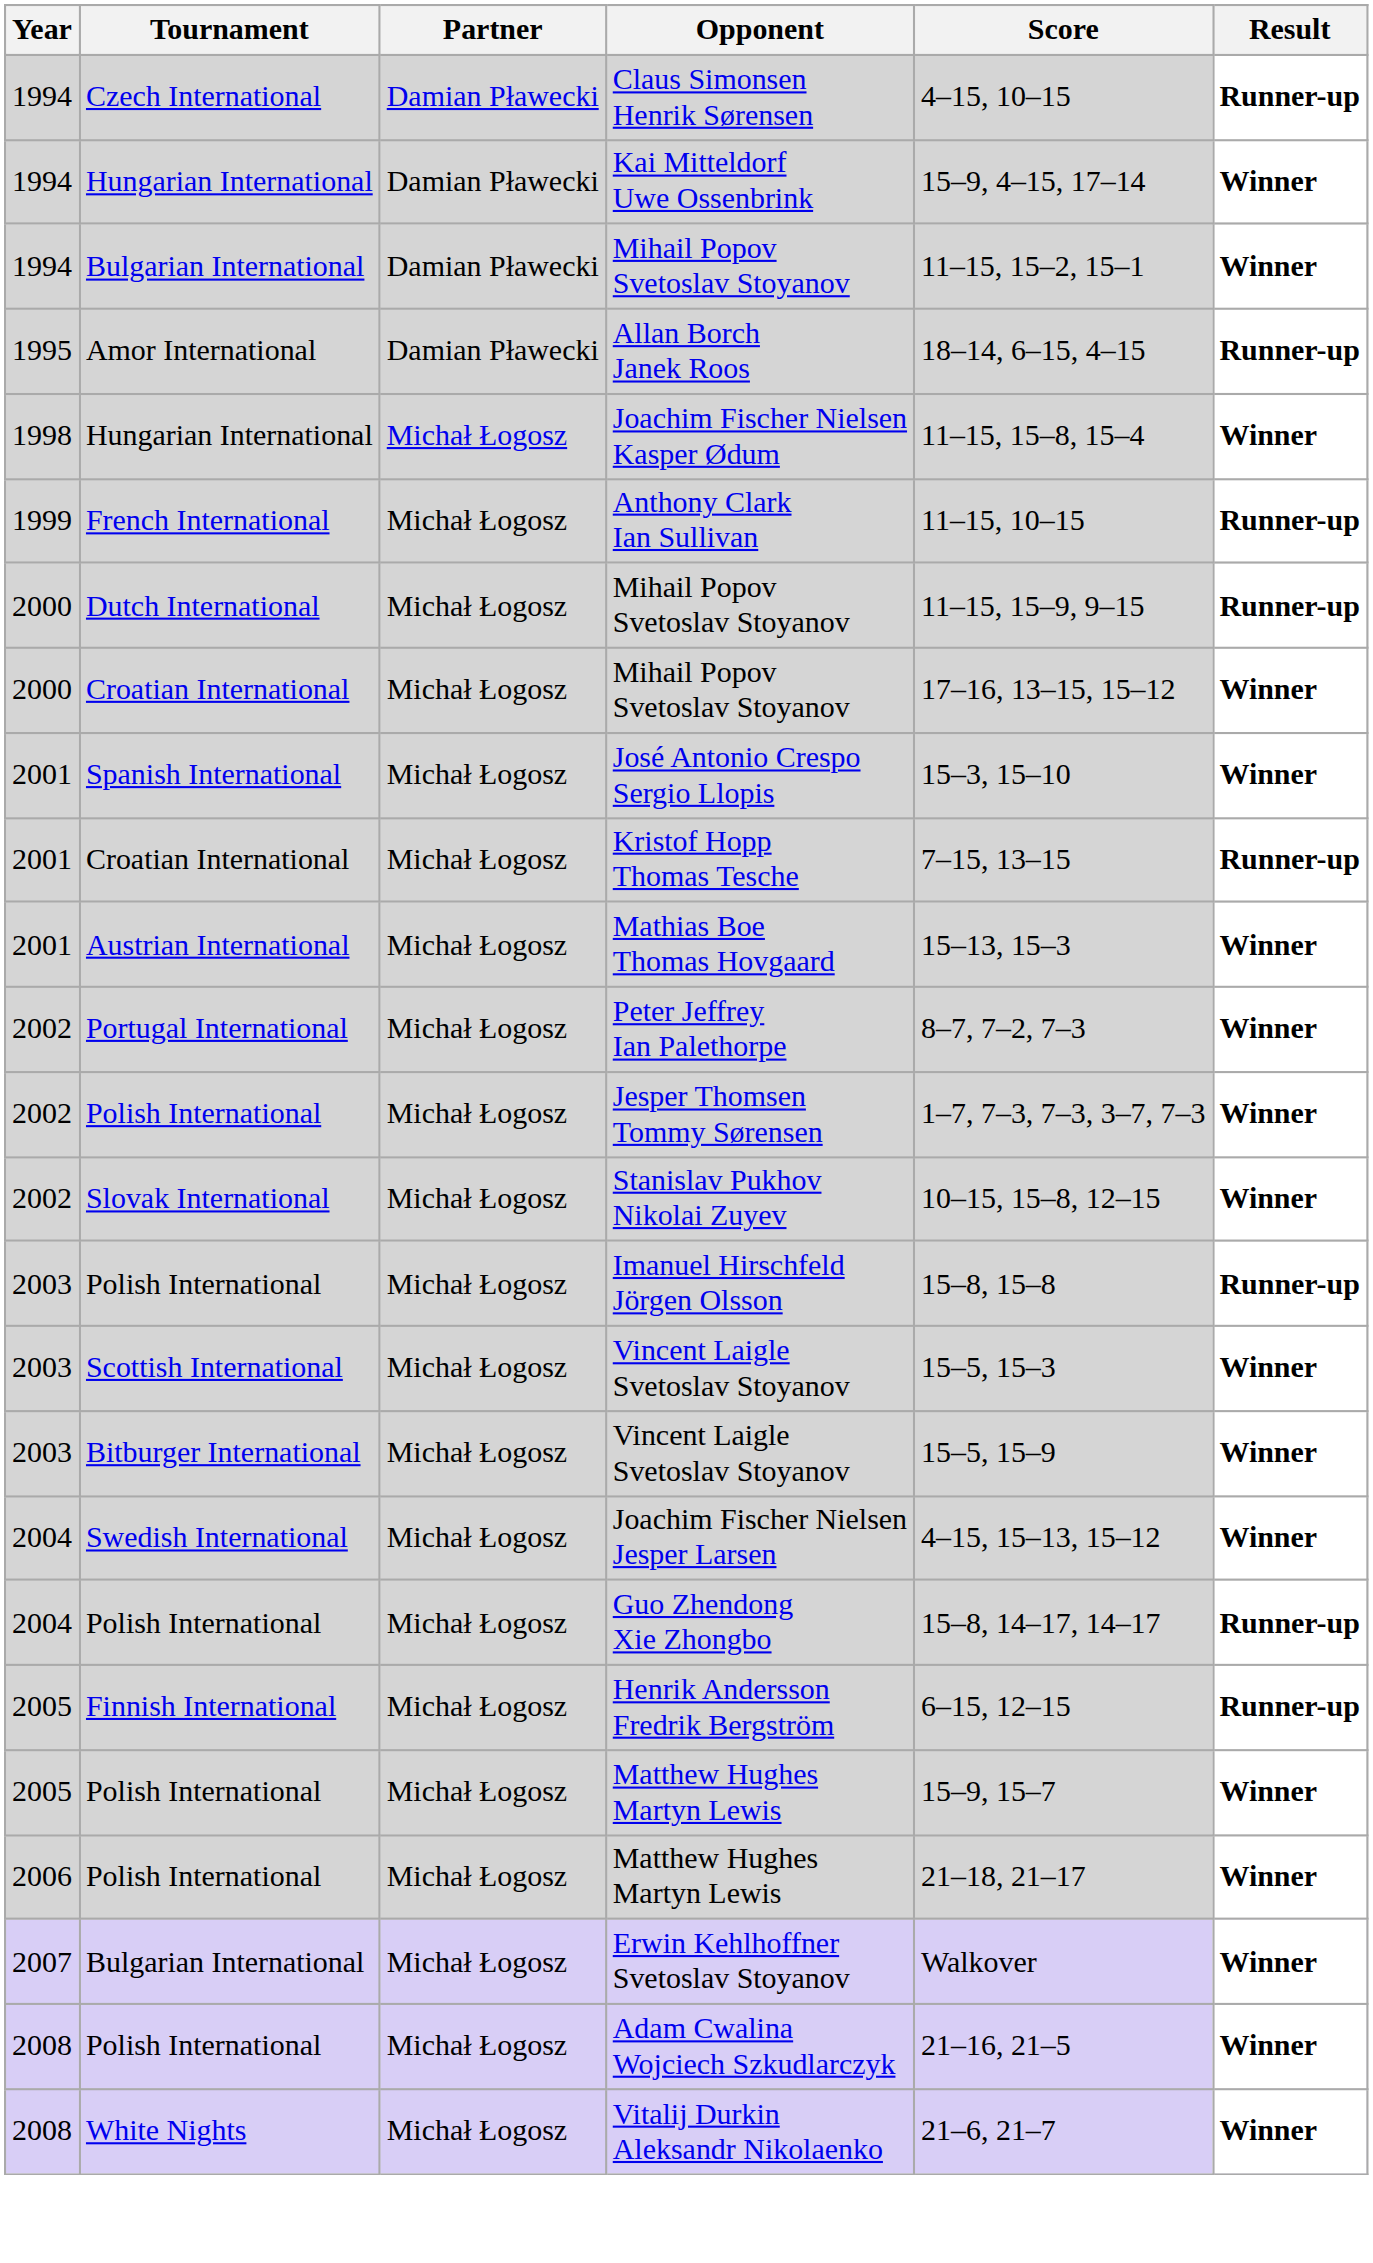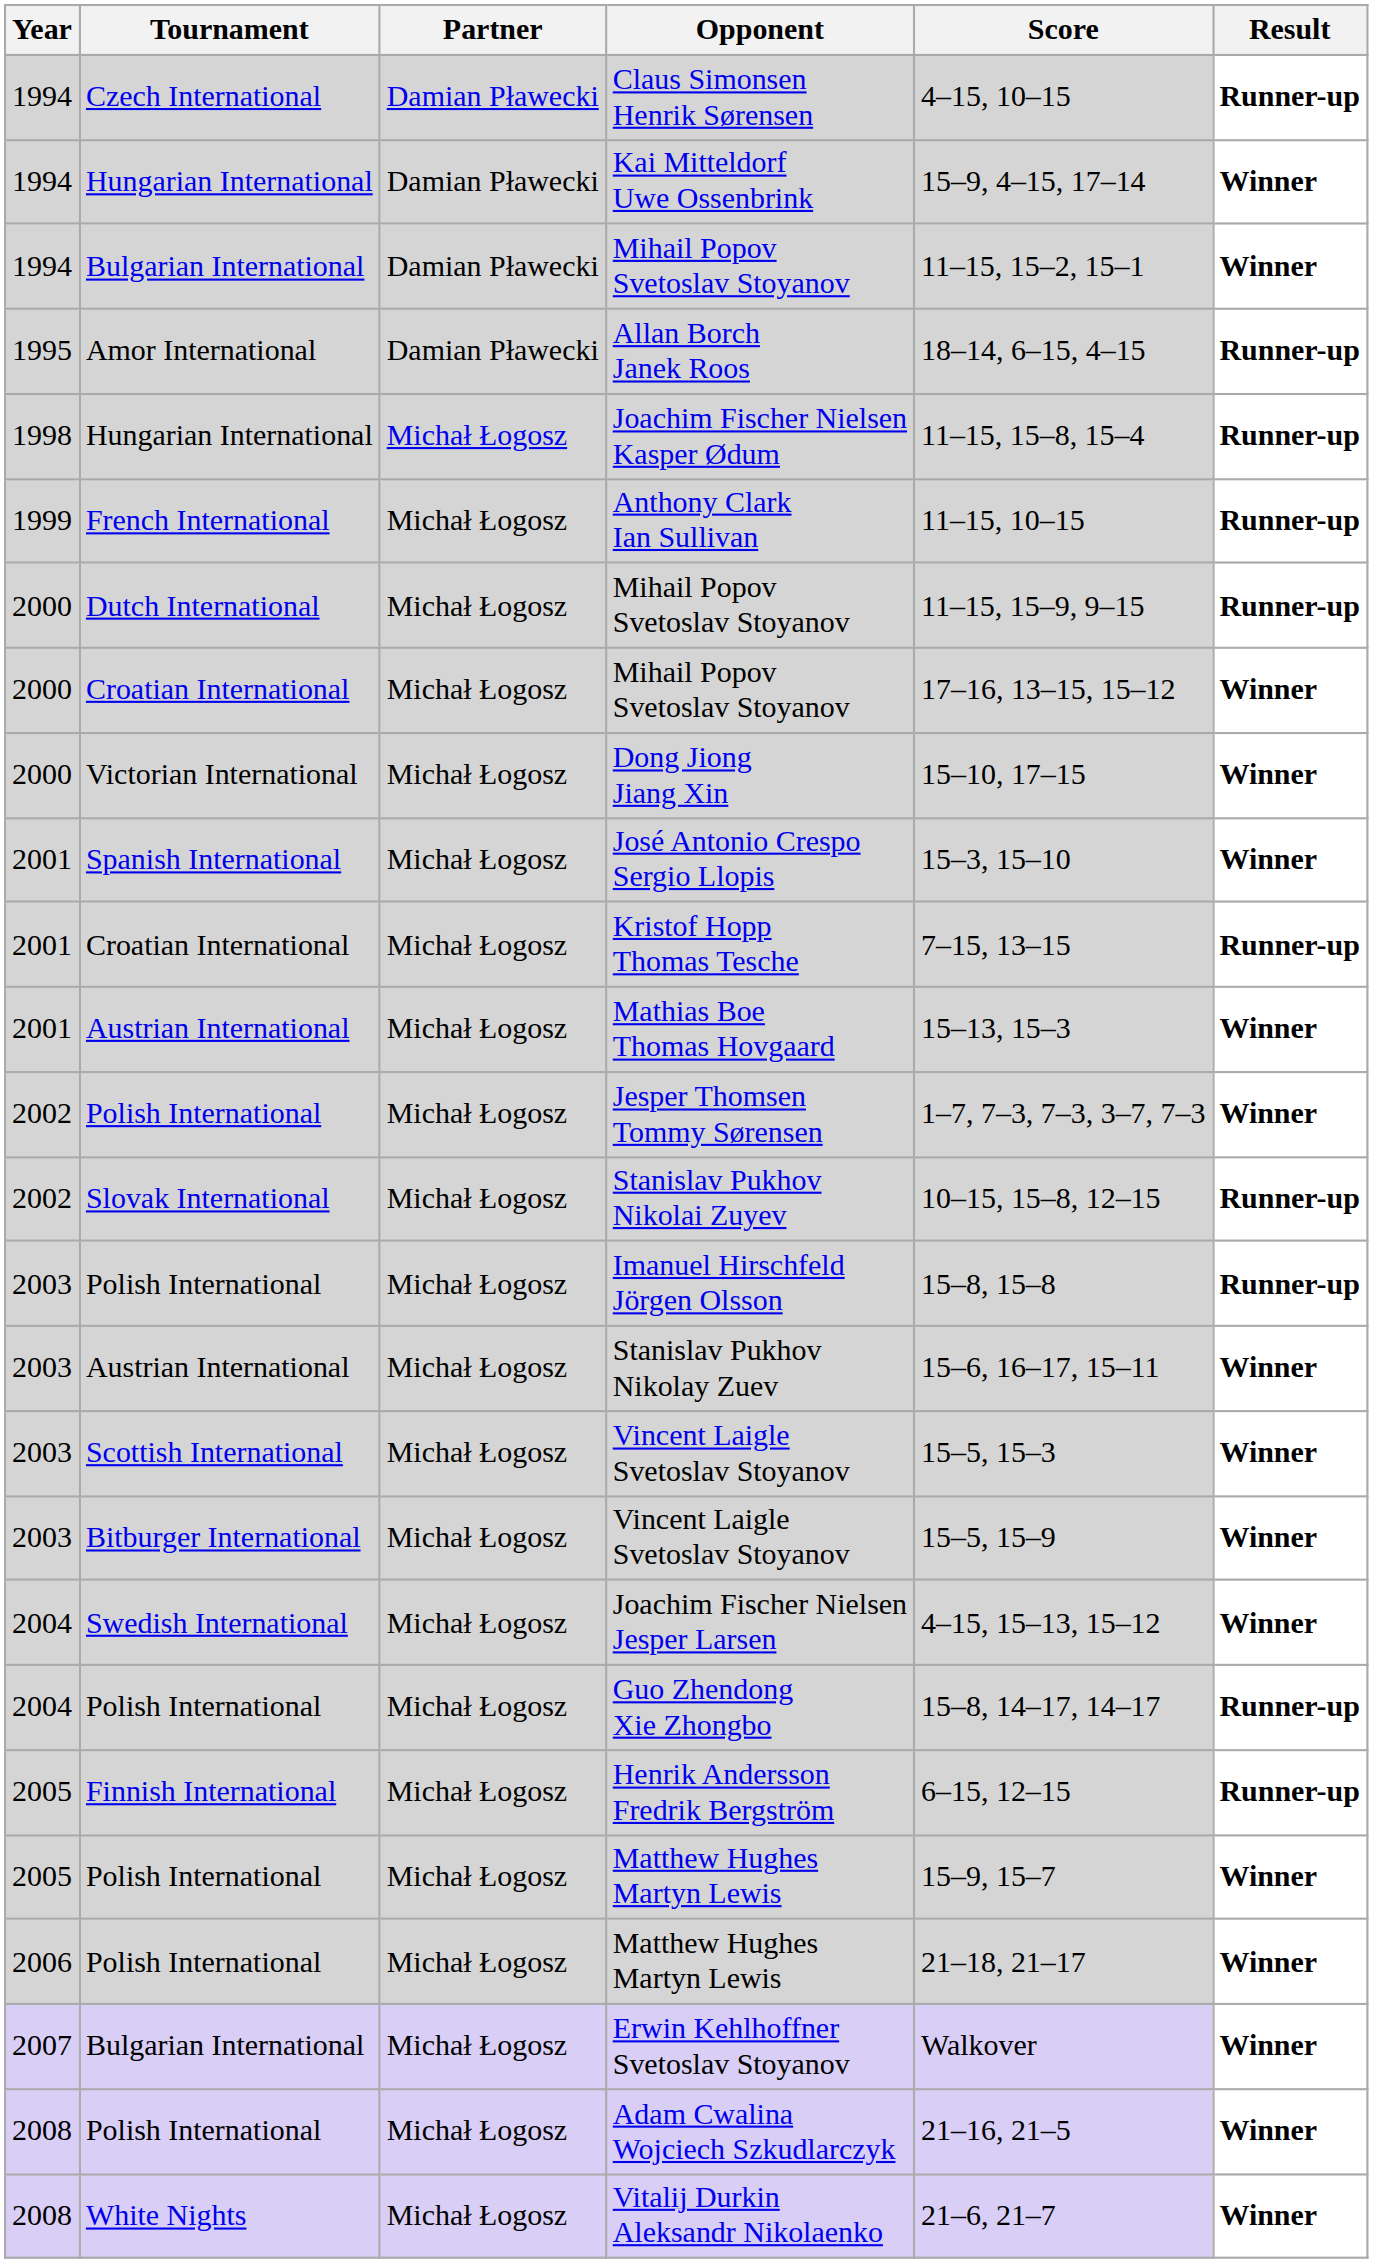(1268, 435) Winner -> (1290, 435) Runner-up
+ row: (222, 774)
- row: (217, 1029)
(1268, 1198) Winner -> (1290, 1198) Runner-up
+ row: (218, 1368)
